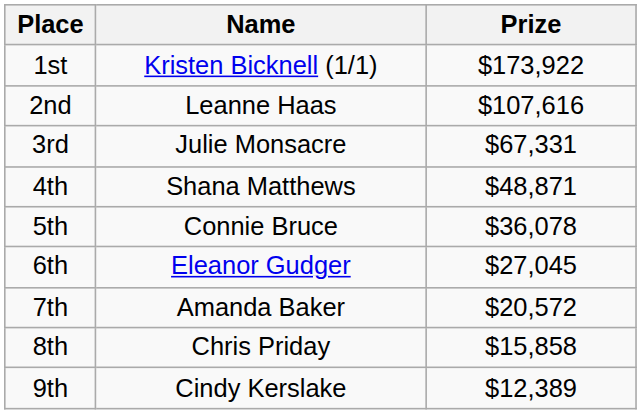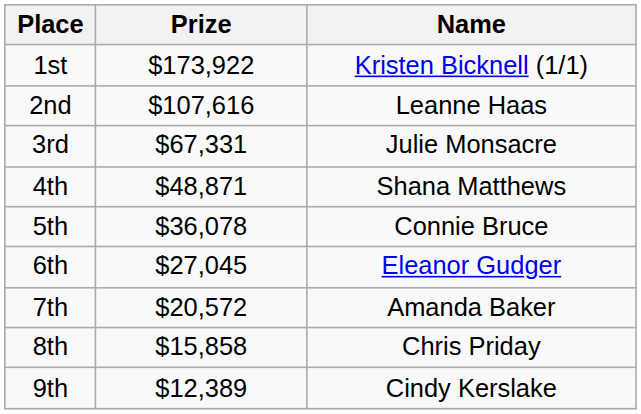columns swapped: (261, 24) <-> (531, 24)
